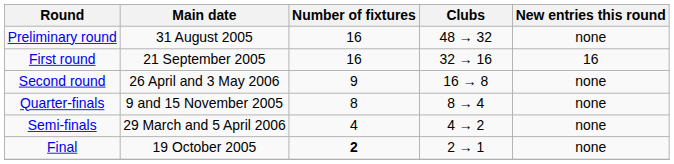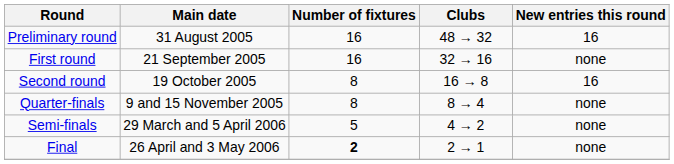(591, 37) none -> (591, 37) 16
(591, 59) 16 -> (591, 59) none
(204, 81) 26 April and 3 May 2006 -> (204, 81) 19 October 2005
(354, 81) 9 -> (354, 81) 8
(591, 81) none -> (591, 81) 16
(354, 125) 4 -> (354, 125) 5
(204, 147) 19 October 2005 -> (204, 147) 26 April and 3 May 2006
